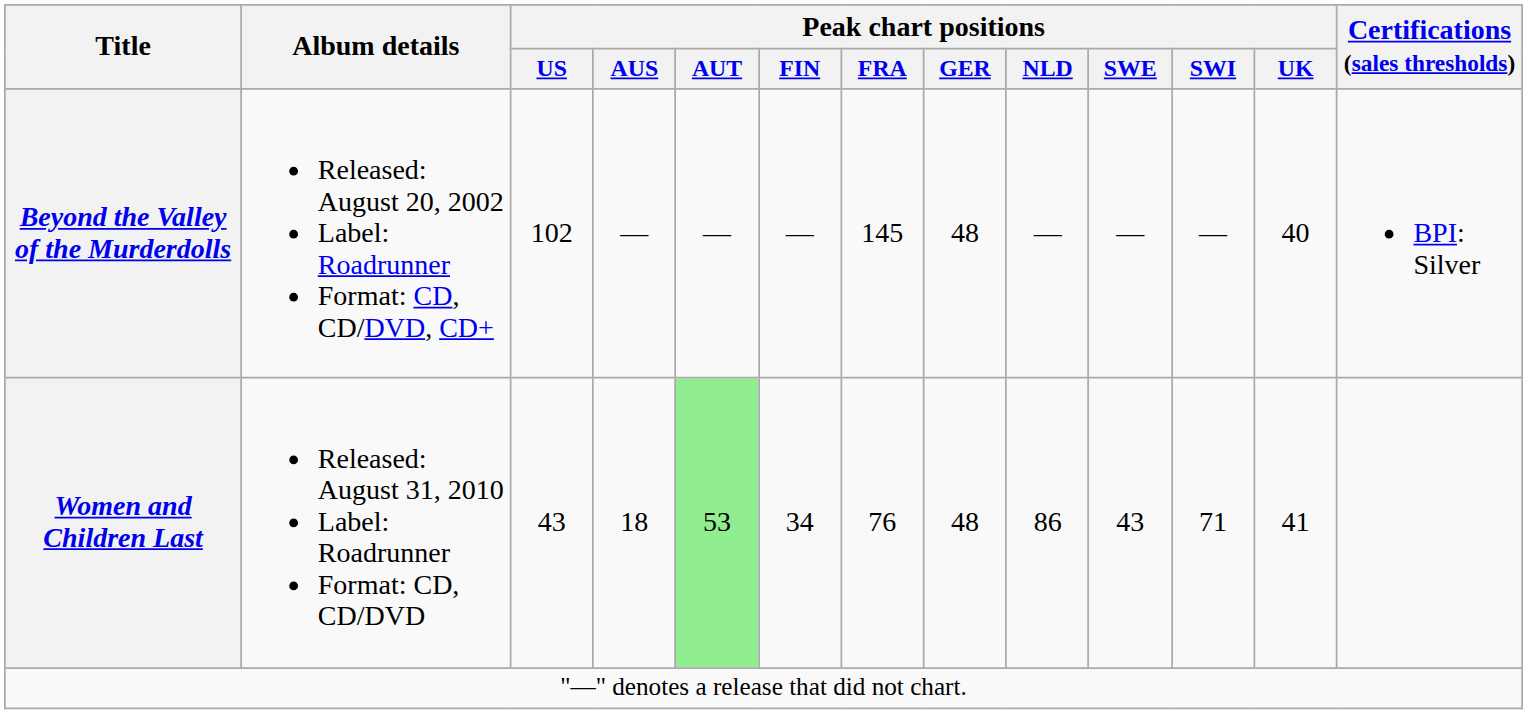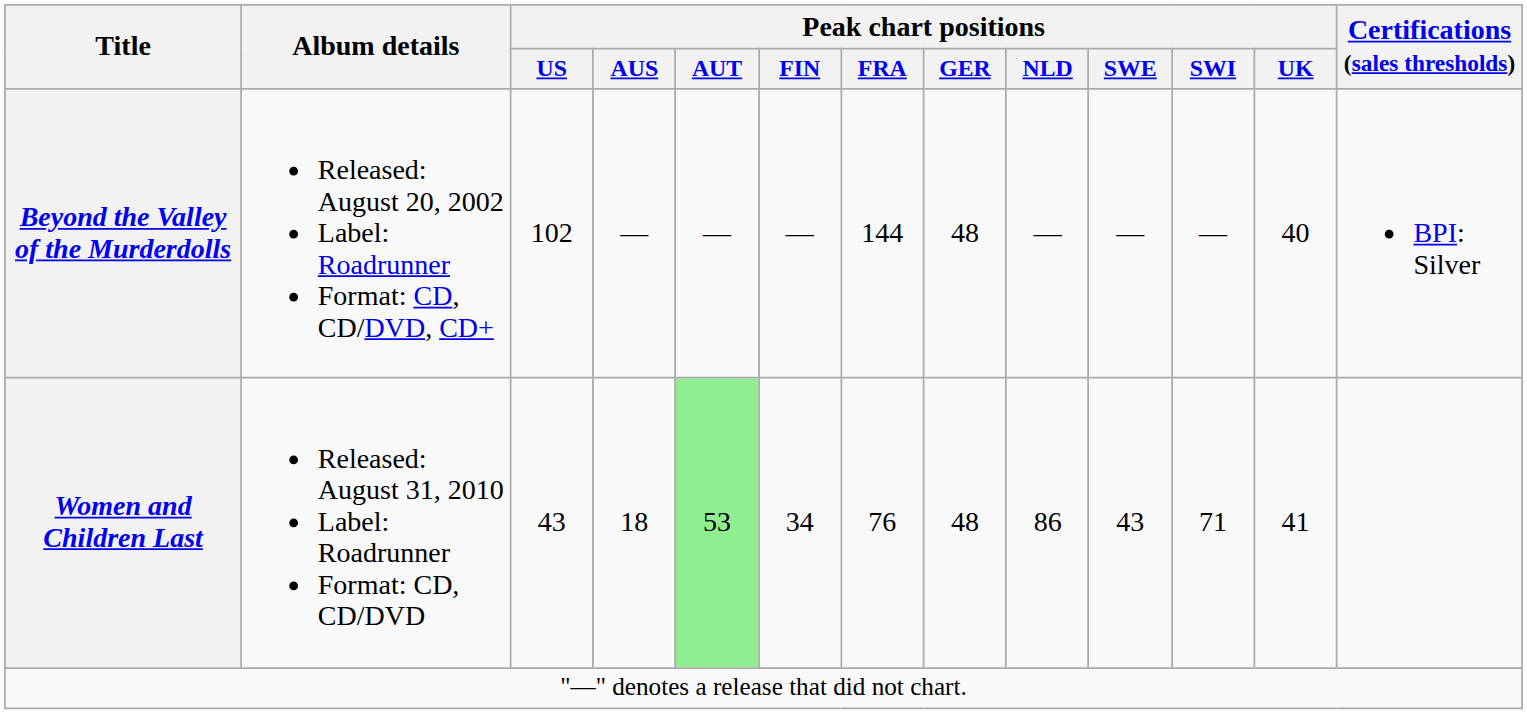(882, 232) 145 -> (882, 232) 144
